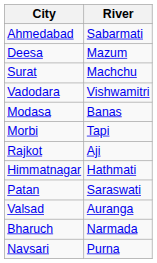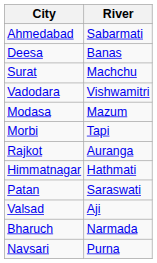(107, 53) Mazum -> (104, 53) Banas
(104, 111) Banas -> (107, 111) Mazum
(94, 151) Aji -> (110, 151) Auranga
(110, 209) Auranga -> (94, 209) Aji
